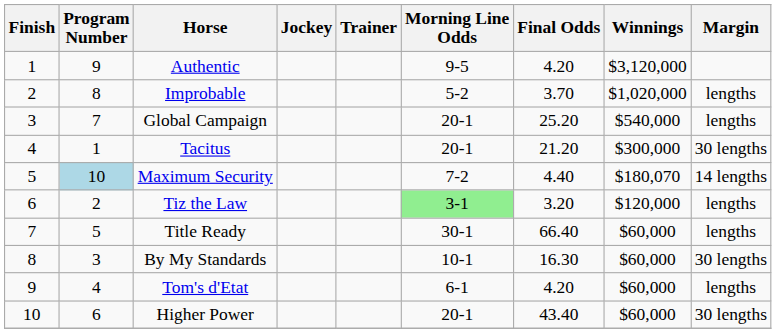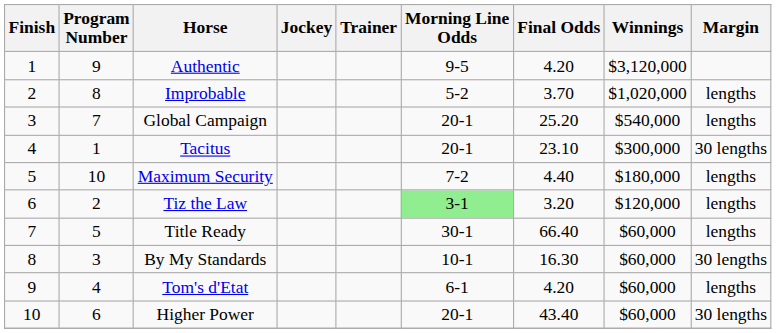(559, 148) 21.20 -> (559, 148) 23.10
(96, 176) lightblue background -> (96, 176) no background
(647, 176) $180,070 -> (647, 176) $180,000
(731, 176) 14 lengths -> (731, 176) lengths
